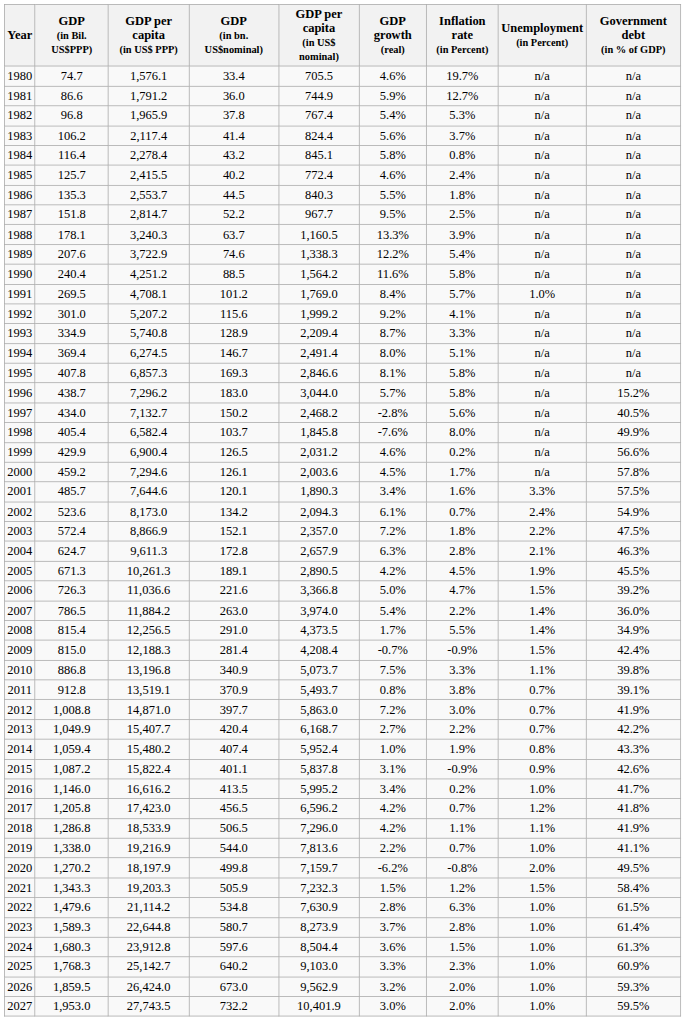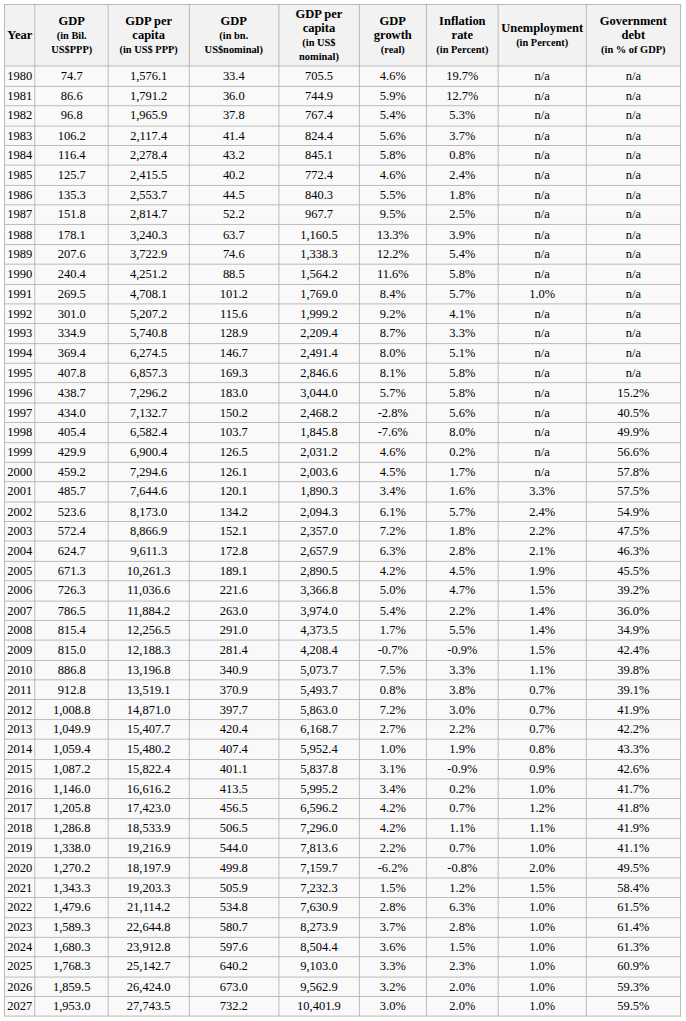(462, 511) 0.7% -> (462, 511) 5.7%
